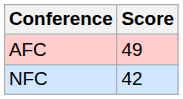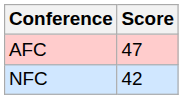(132, 49) 49 -> (132, 49) 47
